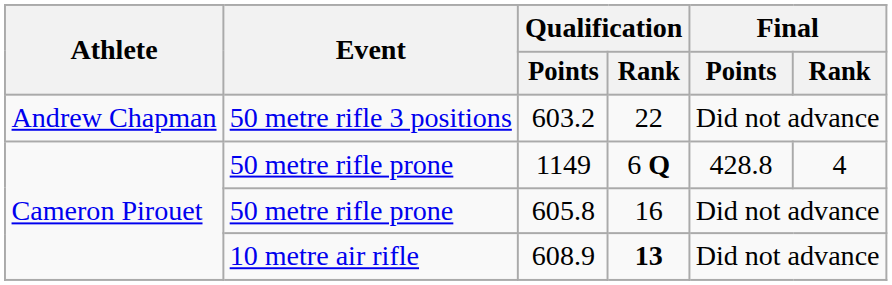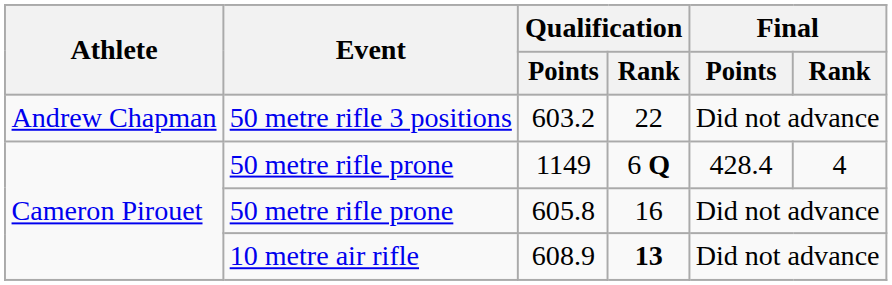(741, 164) 428.8 -> (741, 164) 428.4
